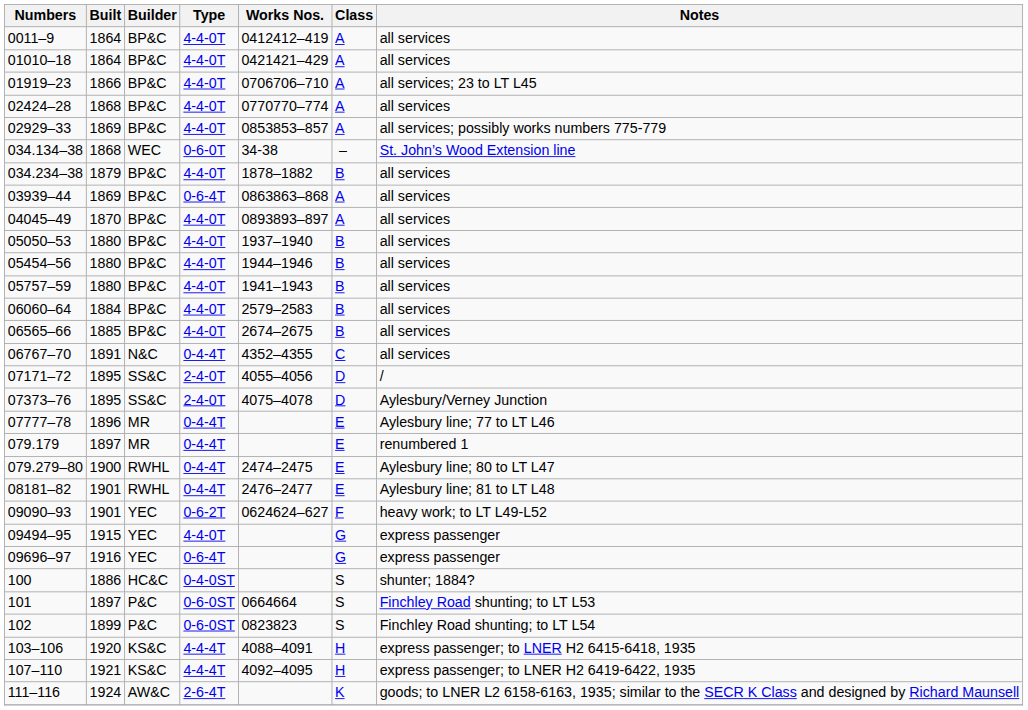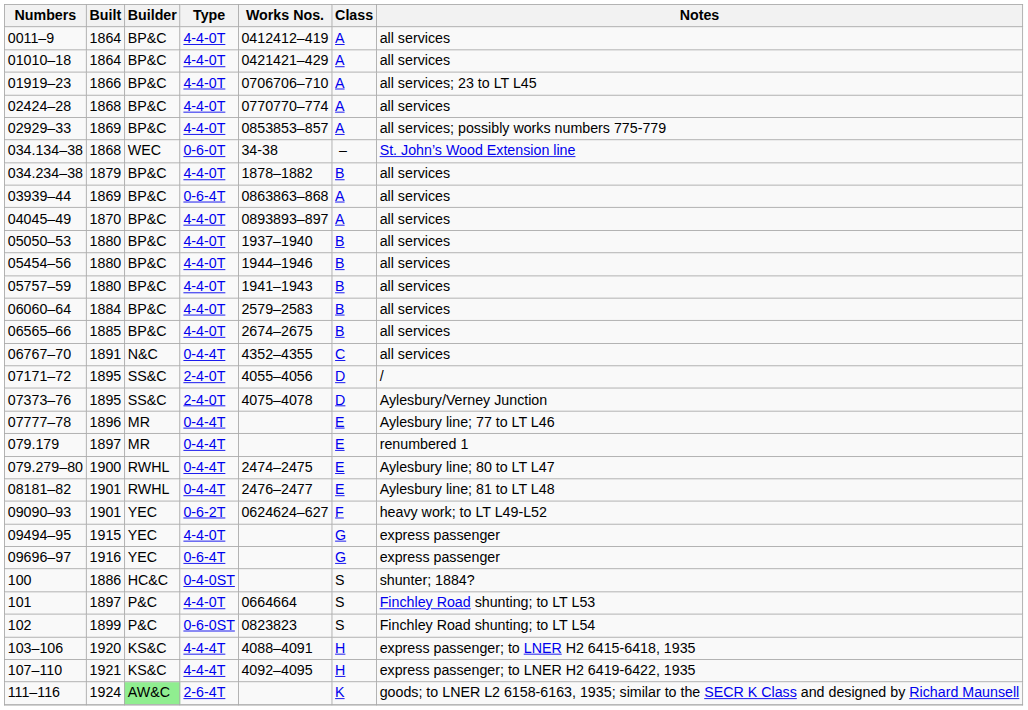(209, 602) 0-6-0ST -> (204, 602) 4-4-0T
(149, 693) no background -> (149, 693) lightgreen background
